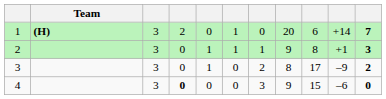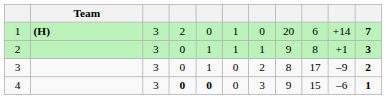(209, 85) normal -> (209, 85) bold
(368, 85) 0 -> (368, 85) 1
